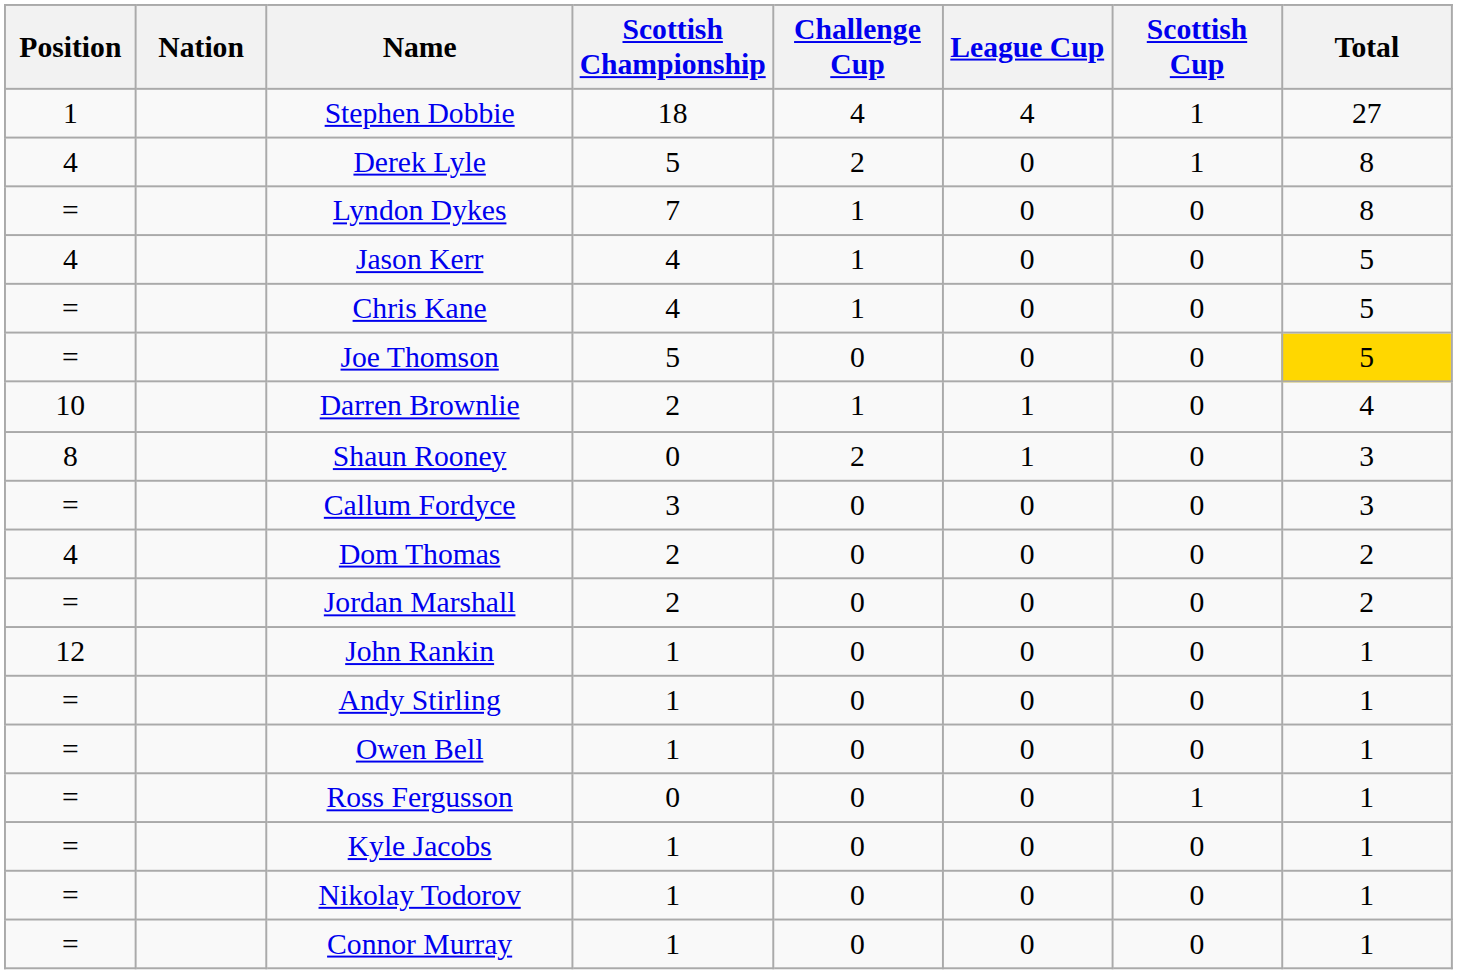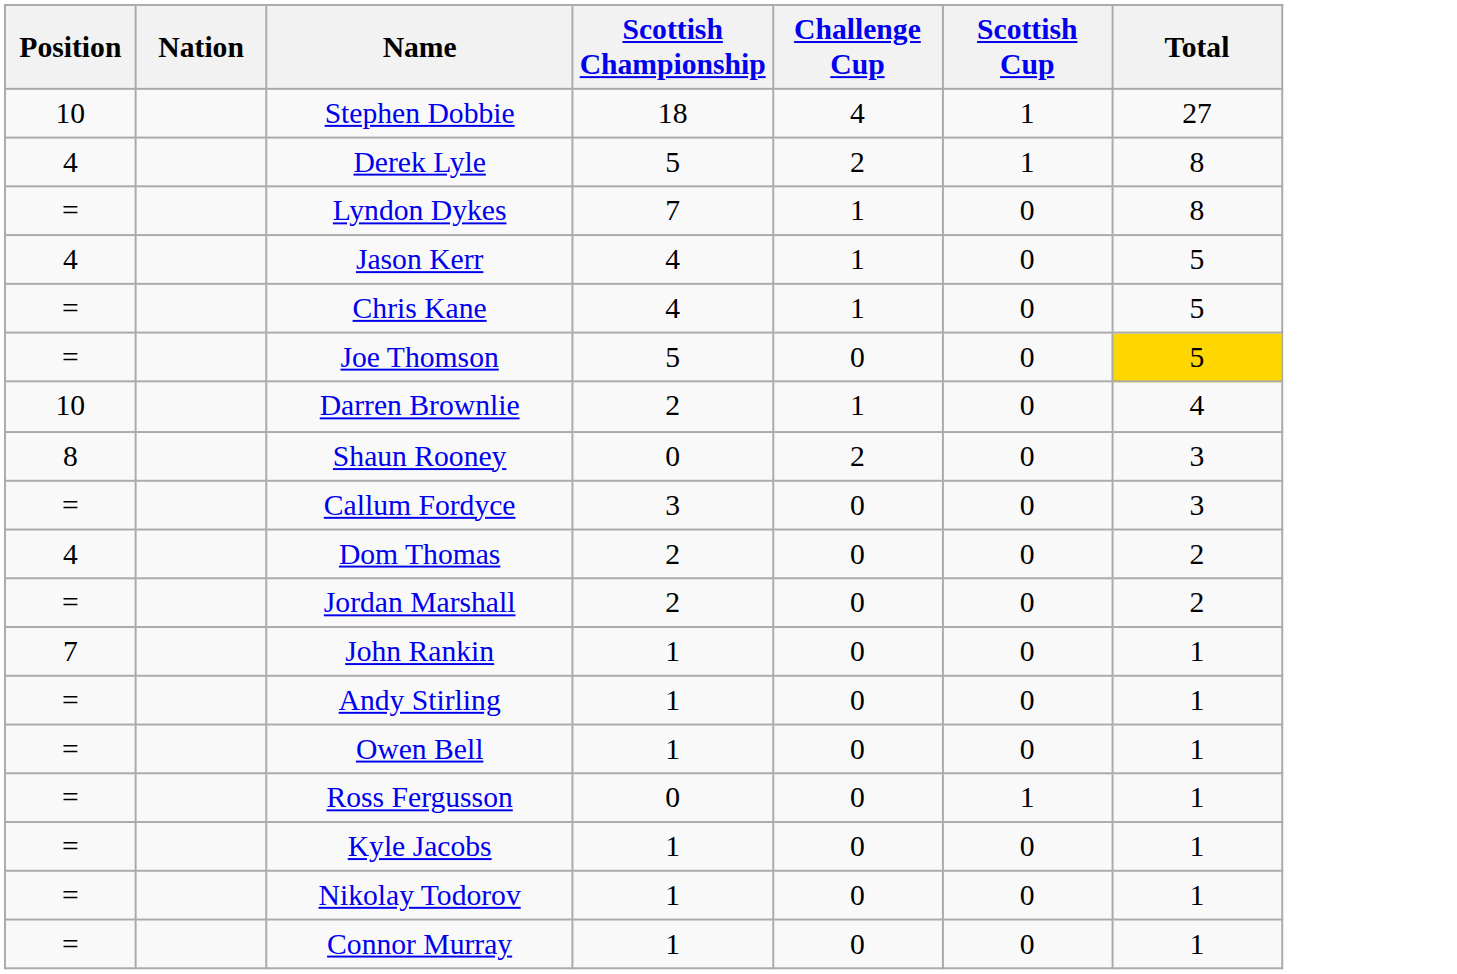- column: (1027, 46)
(70, 113) 1 -> (70, 113) 10
(70, 650) 12 -> (70, 650) 7
